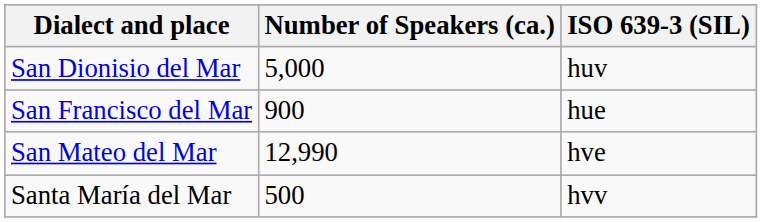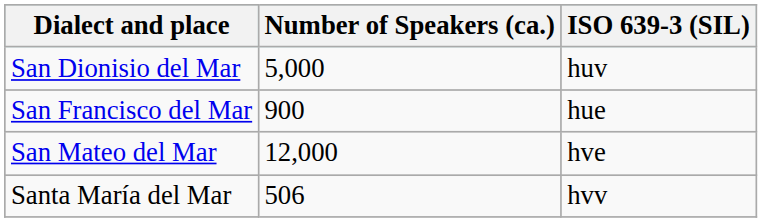(301, 152) 12,990 -> (301, 152) 12,000
(285, 195) 500 -> (285, 195) 506
